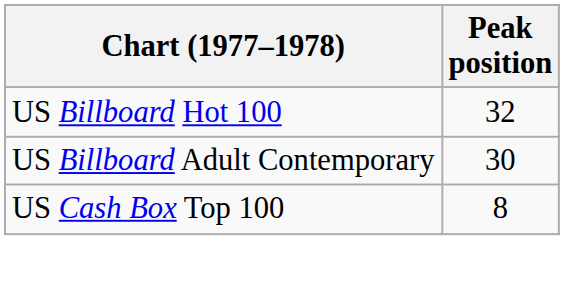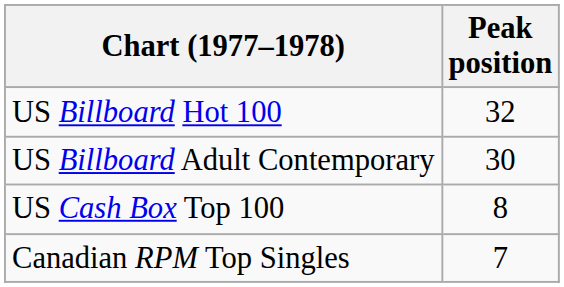+ row: (181, 256)
